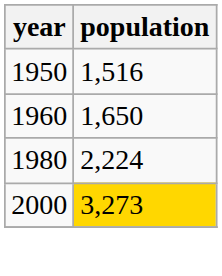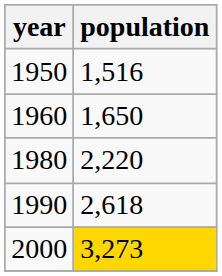(112, 159) 2,224 -> (112, 159) 2,220
+ row: (39, 204)
